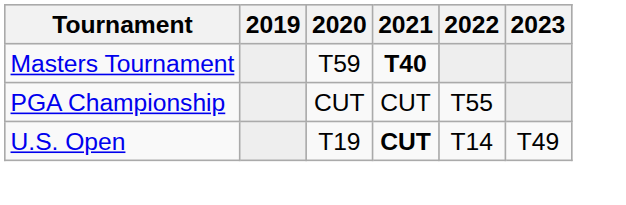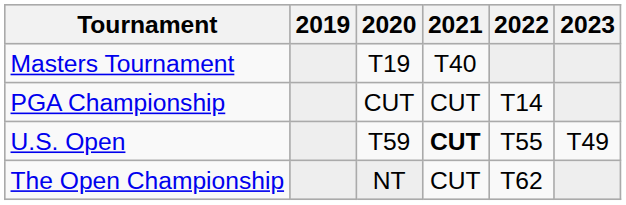(339, 63) T59 -> (389, 63) T19
(406, 63) bold -> (455, 63) normal
(472, 102) T55 -> (521, 102) T14
(339, 141) T19 -> (389, 141) T59
(472, 141) T14 -> (521, 141) T55
+ row: (147, 180)
